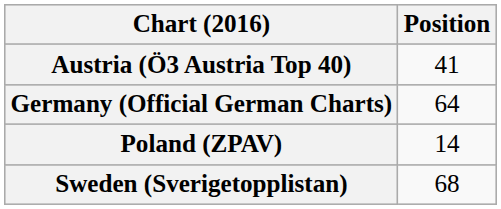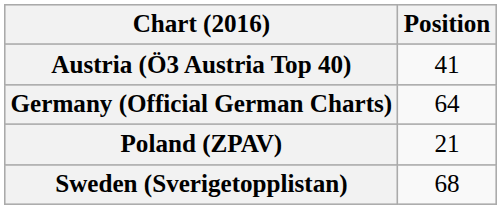(447, 143) 14 -> (447, 143) 21
